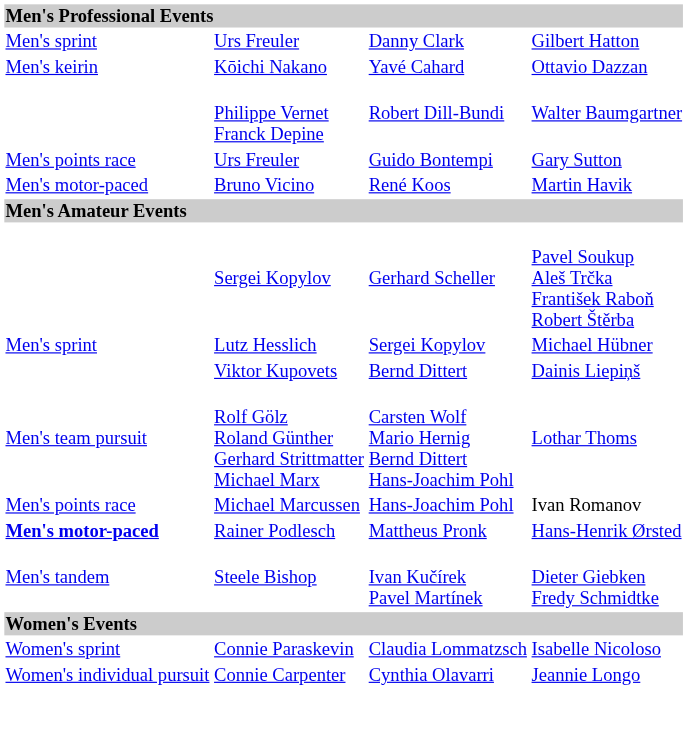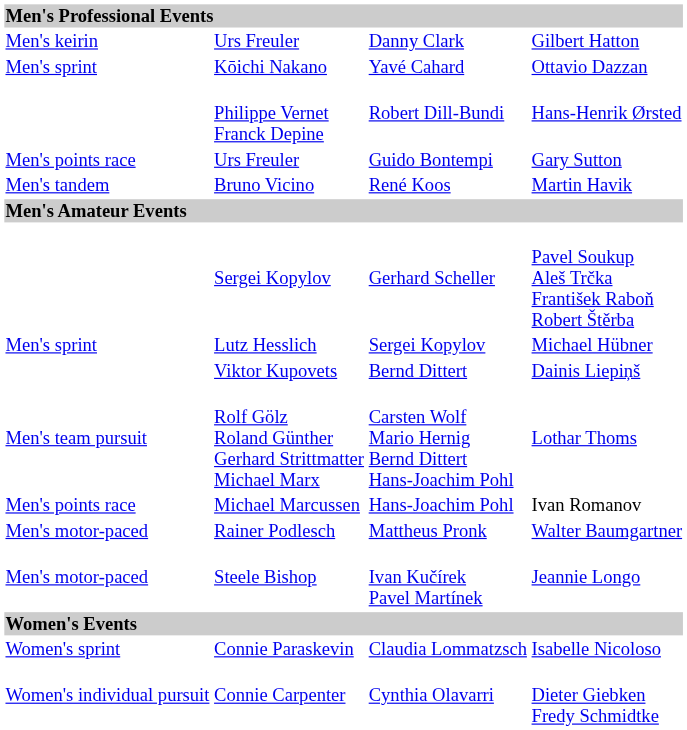(51, 41) Men's sprint -> (52, 41) Men's keirin
(52, 66) Men's keirin -> (51, 66) Men's sprint
(607, 113) Walter Baumgartner -> (607, 113) Hans-Henrik Ørsted
(77, 185) Men's motor-paced -> (57, 185) Men's tandem
(82, 530) bold -> (77, 530) normal
(607, 530) Hans-Henrik Ørsted -> (607, 530) Walter Baumgartner
(57, 577) Men's tandem -> (77, 577) Men's motor-paced
(595, 587) Dieter Giebken Fredy Schmidtke -> (586, 577) Jeannie Longo
(586, 674) Jeannie Longo -> (595, 706) Dieter Giebken Fredy Schmidtke
